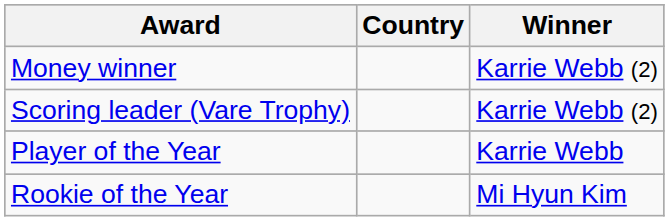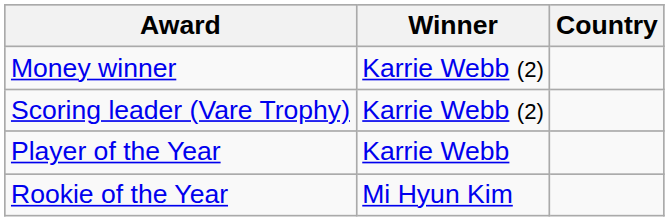columns swapped: (567, 25) <-> (413, 25)
